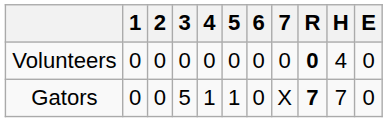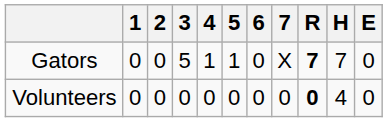rows swapped: (64, 60) <-> (64, 97)
